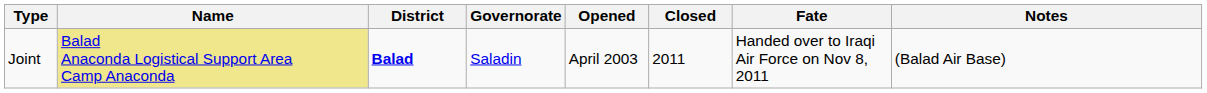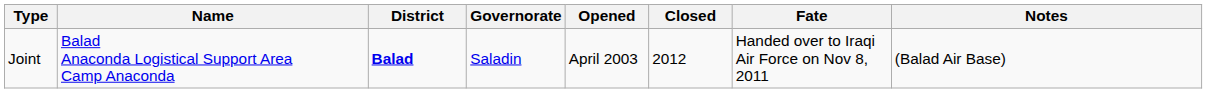(177, 58) khaki background -> (177, 58) no background
(669, 58) 2011 -> (669, 58) 2012
